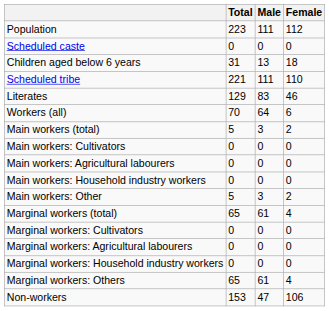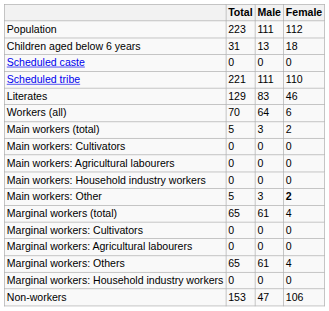rows swapped: (74, 63) <-> (46, 46)
(289, 197) normal -> (289, 197) bold
rows swapped: (115, 264) <-> (66, 280)
